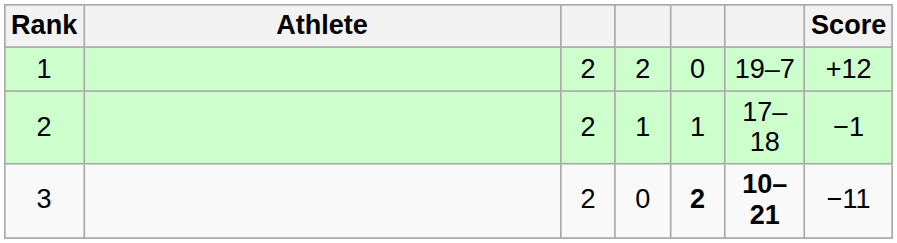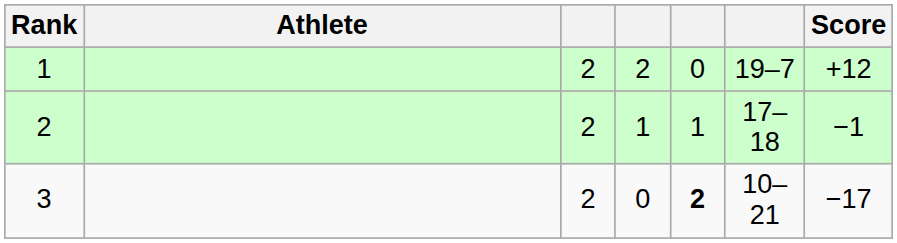(765, 200) bold -> (765, 200) normal
(849, 200) −11 -> (849, 200) −17
